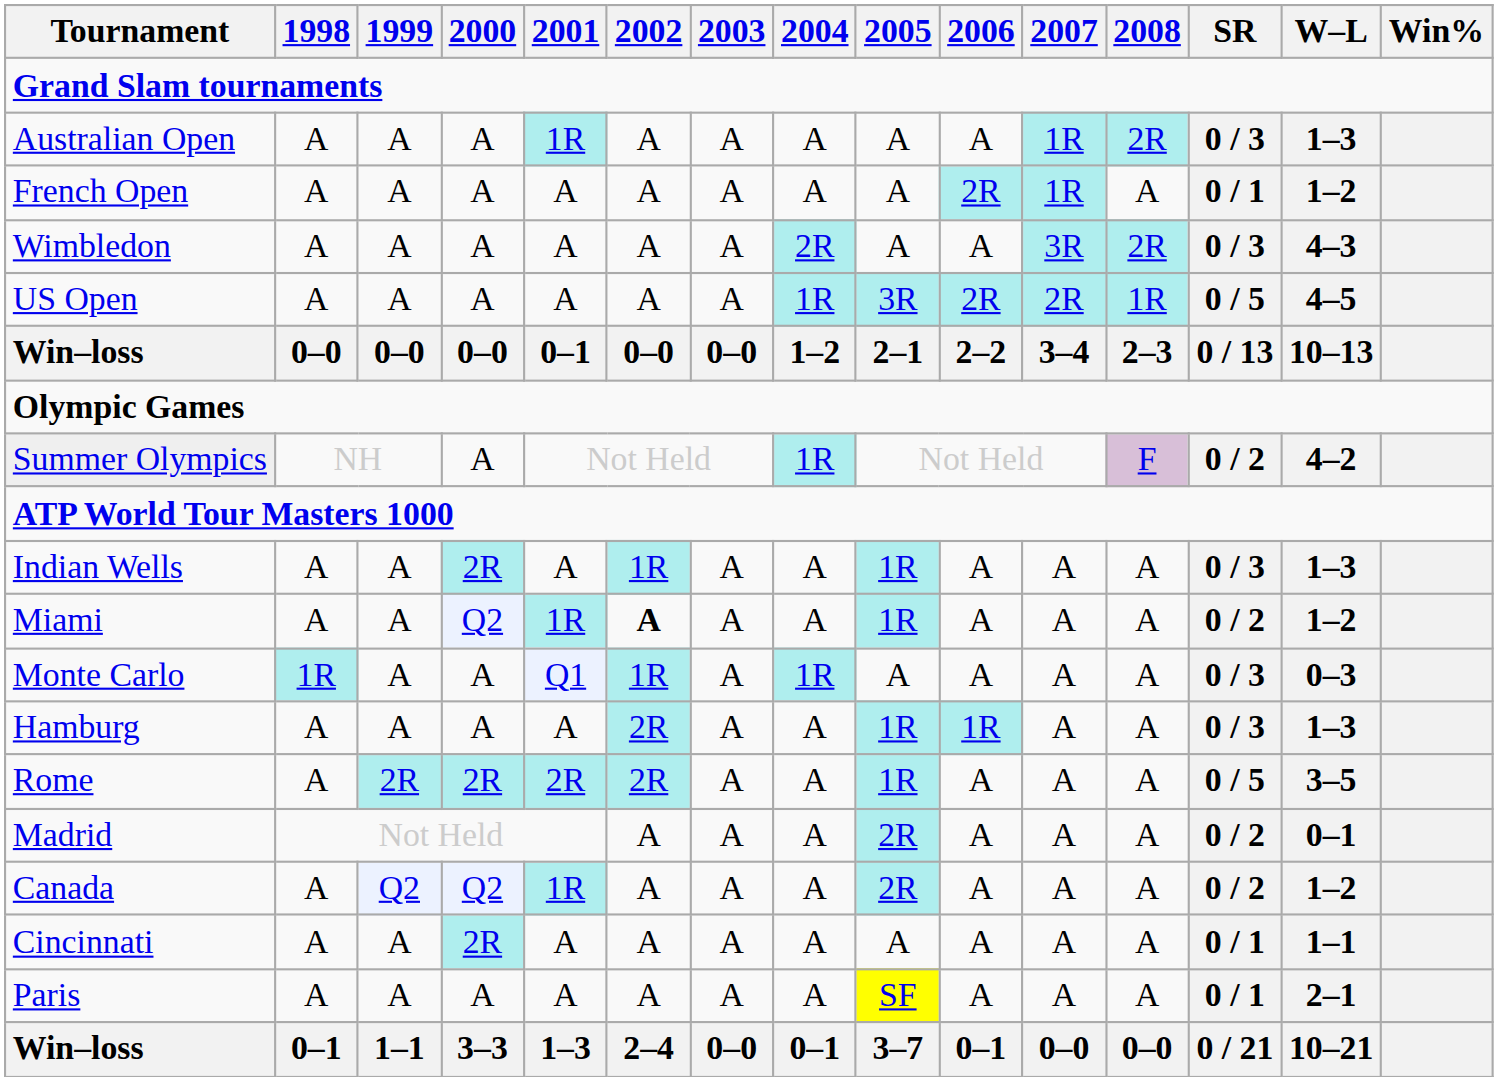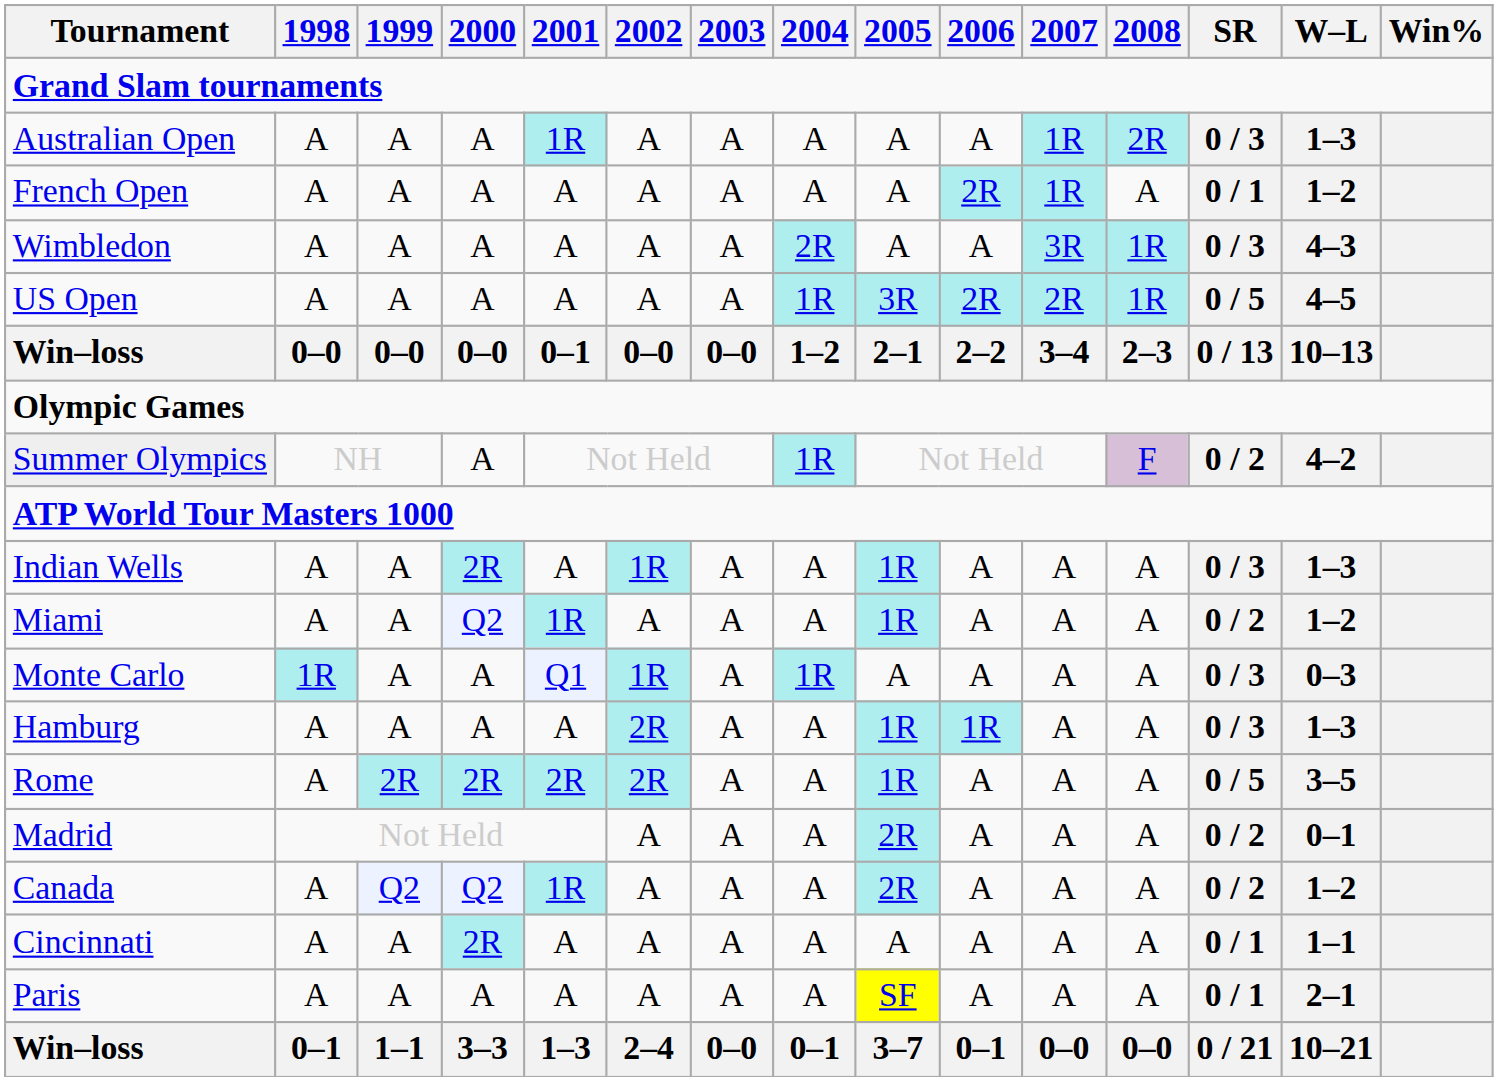(1147, 245) 2R -> (1147, 245) 1R
(649, 620) bold -> (649, 620) normal
